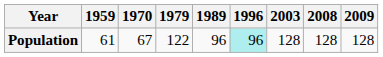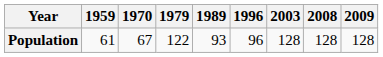(219, 40) 96 -> (219, 40) 93
(256, 40) paleturquoise background -> (256, 40) no background
